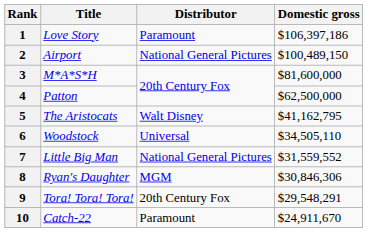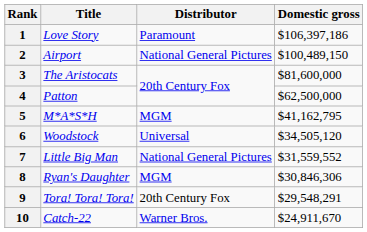(70, 75) M*A*S*H -> (80, 75) The Aristocats
(80, 116) The Aristocats -> (70, 116) M*A*S*H
(171, 116) Walt Disney -> (156, 116) MGM
(310, 136) $34,505,110 -> (310, 136) $34,505,120
(167, 217) Paramount -> (174, 217) Warner Bros.
